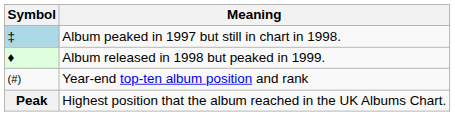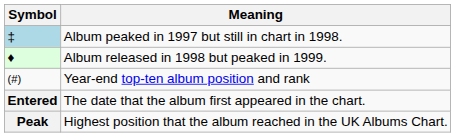+ row: (215, 100)
